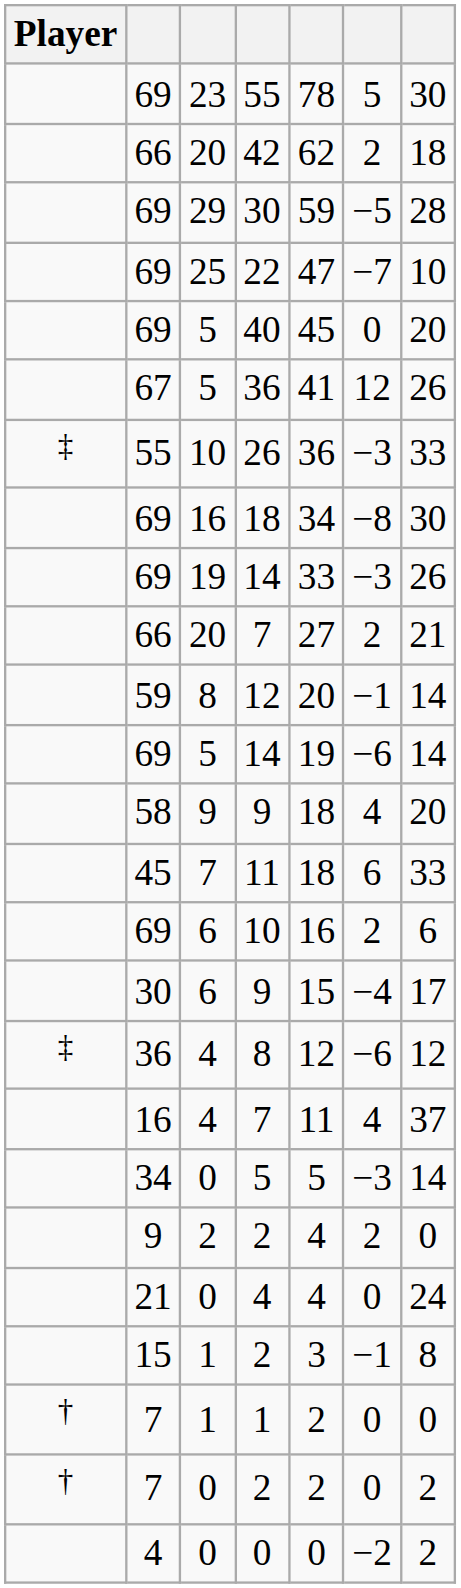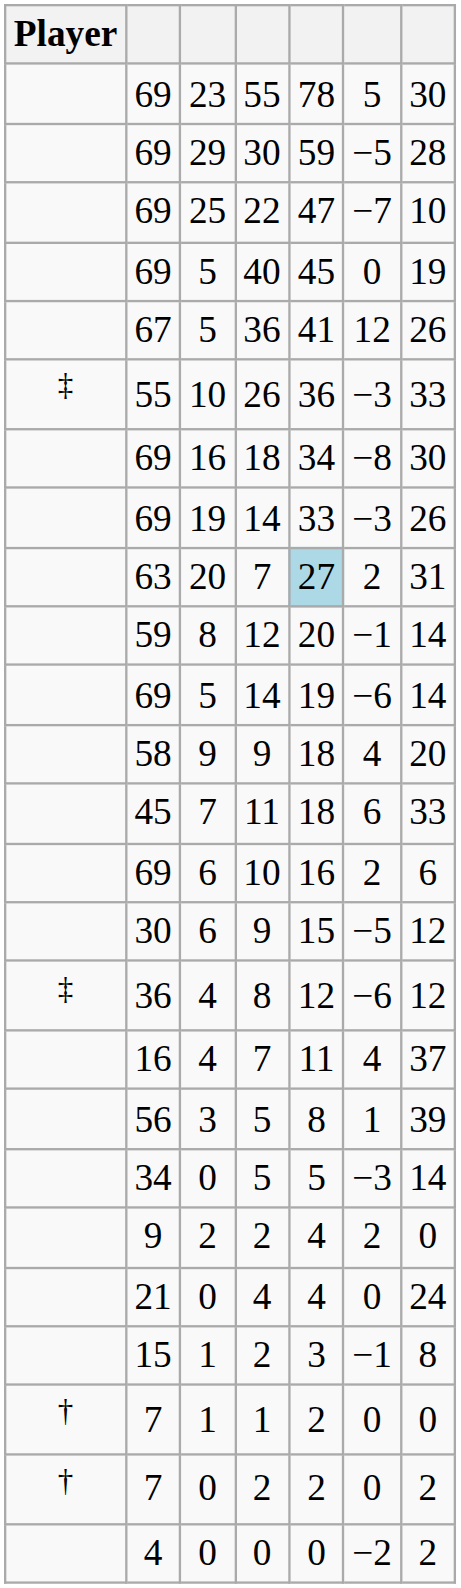- row: (208, 152)
(428, 329) 20 -> (428, 270) 19
(153, 635) 66 -> (153, 576) 63
(316, 635) no background -> (316, 576) lightblue background
(428, 635) 21 -> (428, 576) 31
(372, 990) −4 -> (372, 931) −5
(428, 990) 17 -> (428, 931) 12
+ row: (208, 1118)
